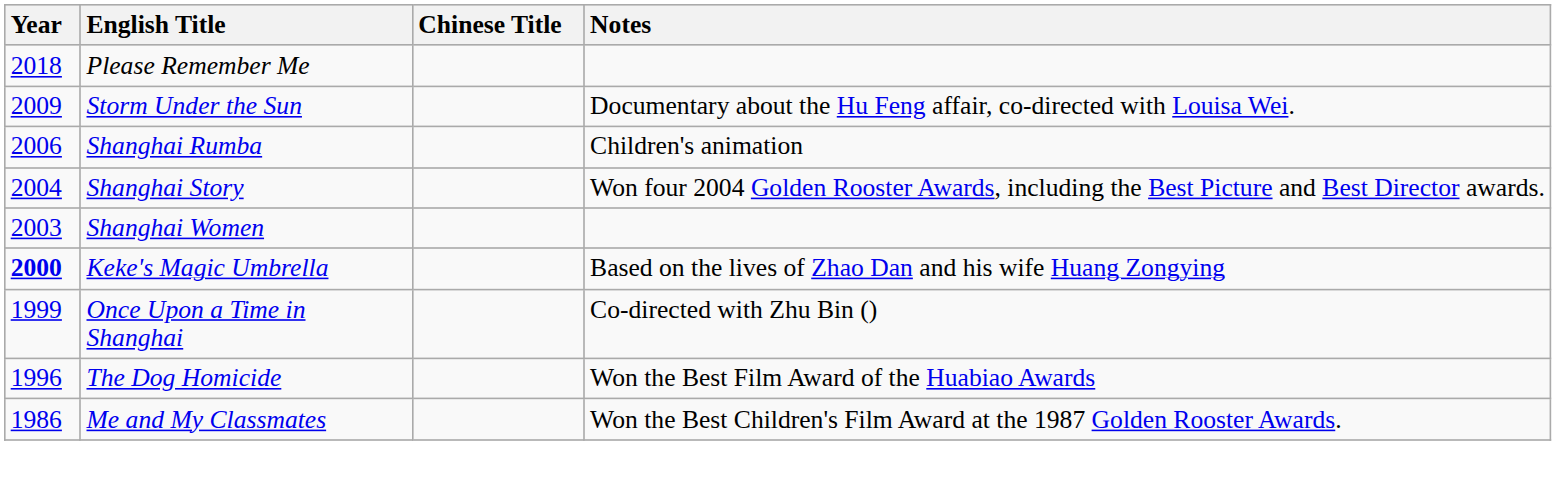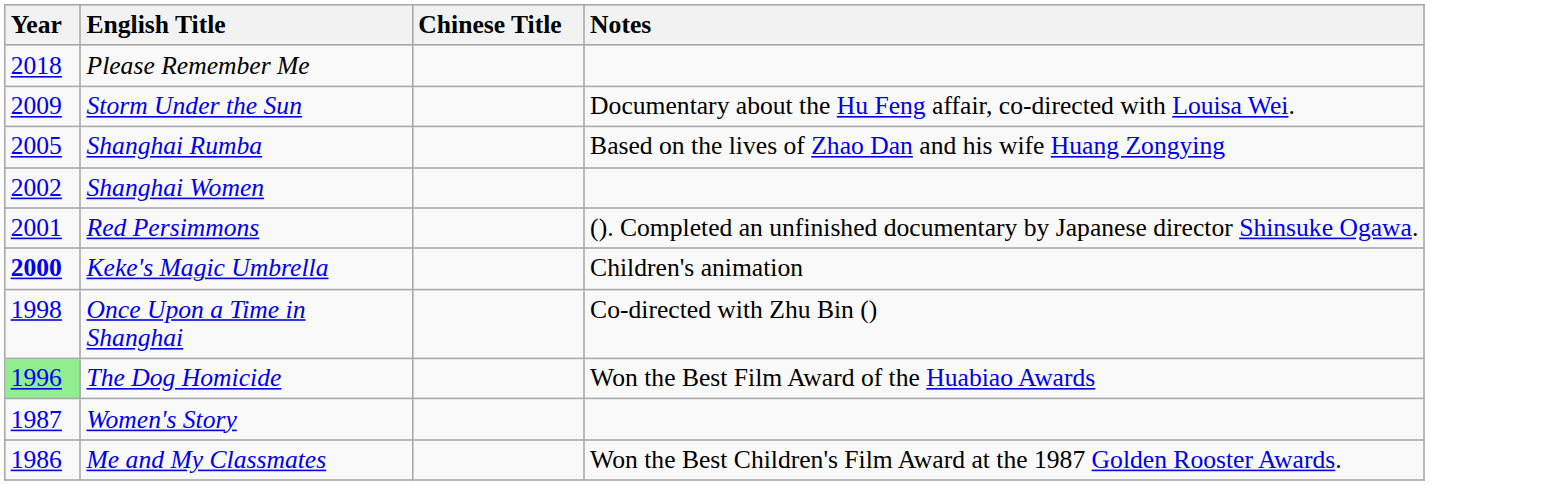(36, 146) 2006 -> (36, 146) 2005
(697, 146) Children's animation -> (908, 146) Based on the lives of Zhao Dan and his wife Huang Zongying
- row: (165, 187)
(36, 227) 2003 -> (36, 187) 2002
+ row: (173, 227)
(908, 268) Based on the lives of Zhao Dan and his wife Huang Zongying -> (697, 268) Children's animation
(36, 308) 1999 -> (36, 308) 1998
(36, 378) no background -> (36, 378) lightgreen background
+ row: (162, 418)
